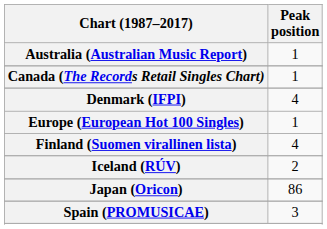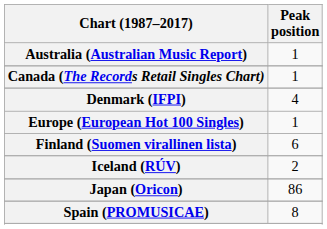(295, 144) 4 -> (295, 144) 6
(295, 212) 3 -> (295, 212) 8
